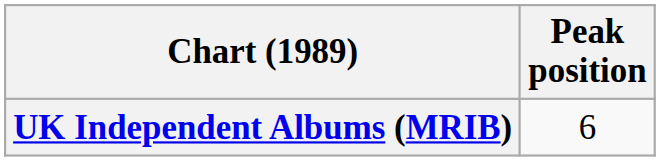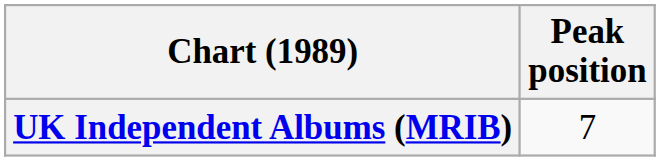(587, 126) 6 -> (587, 126) 7
